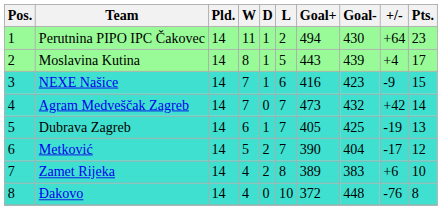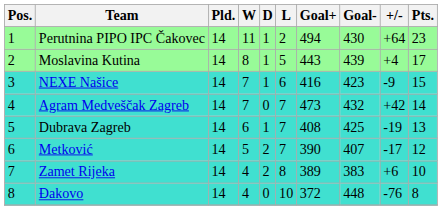(310, 127) 405 -> (310, 127) 408
(354, 149) 404 -> (354, 149) 407
